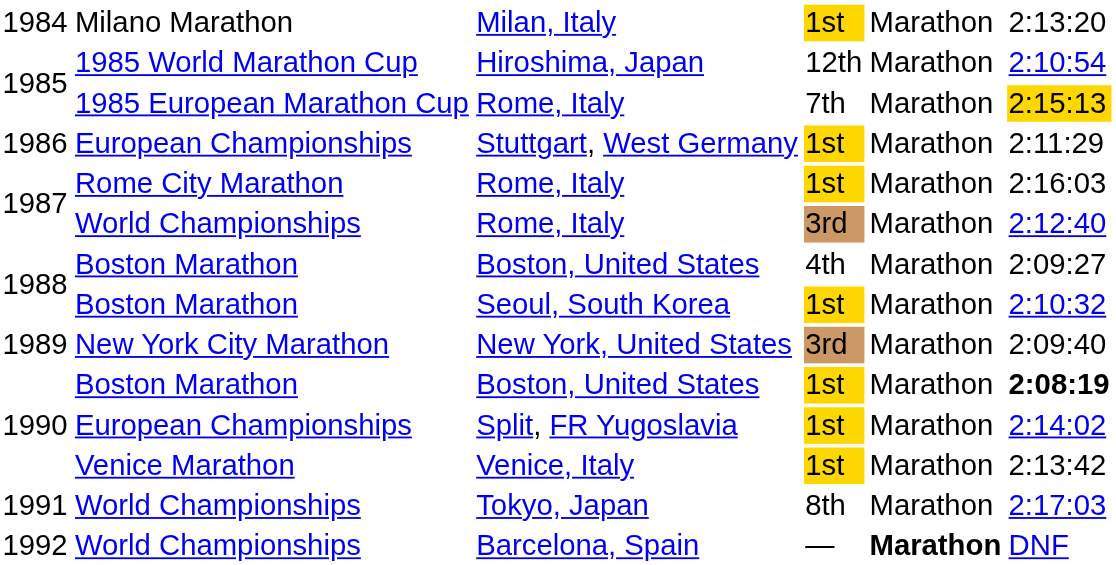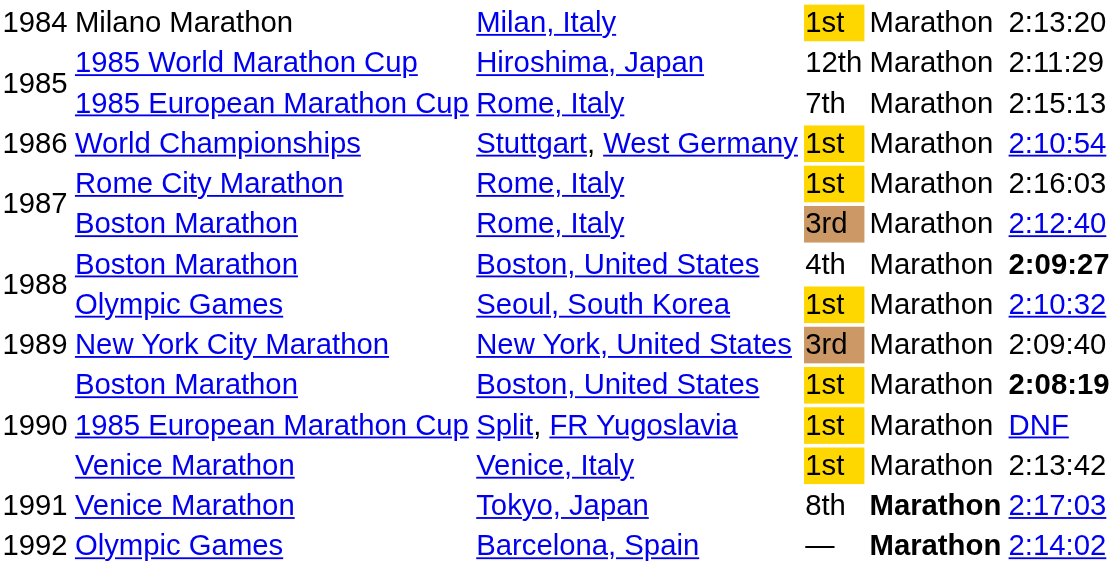(1057, 62) 2:10:54 -> (1056, 62) 2:11:29
(1057, 103) gold background -> (1057, 103) no background
(243, 143) European Championships -> (218, 143) World Championships
(1056, 143) 2:11:29 -> (1057, 143) 2:10:54
(218, 223) World Championships -> (186, 223) Boston Marathon
(1057, 264) normal -> (1059, 264) bold
(186, 304) Boston Marathon -> (179, 304) Olympic Games
(243, 425) European Championships -> (272, 425) 1985 European Marathon Cup
(1057, 425) 2:14:02 -> (1039, 425) DNF
(218, 505) World Championships -> (185, 505) Venice Marathon
(931, 505) normal -> (935, 505) bold
(218, 545) World Championships -> (179, 545) Olympic Games
(1039, 545) DNF -> (1057, 545) 2:14:02
